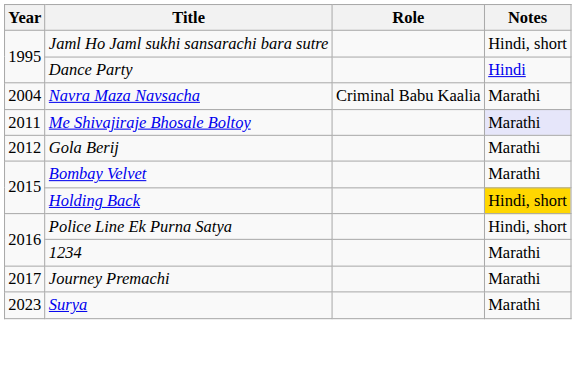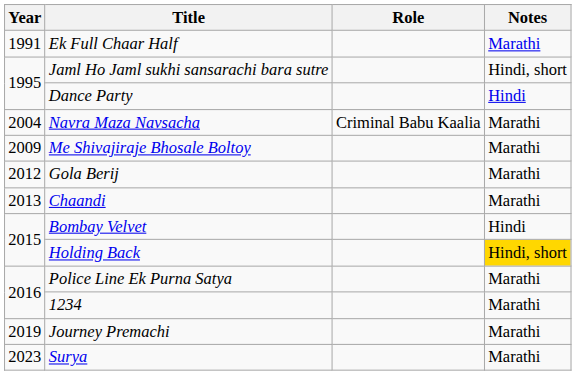+ row: (113, 43)
(24, 122) 2011 -> (25, 148) 2009
(514, 122) lavender background -> (514, 148) no background
+ row: (77, 200)
(514, 174) Marathi -> (507, 226) Hindi
(528, 226) Hindi, short -> (514, 278) Marathi
(25, 278) 2017 -> (25, 331) 2019
